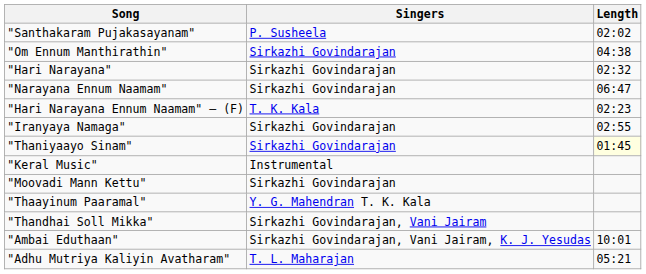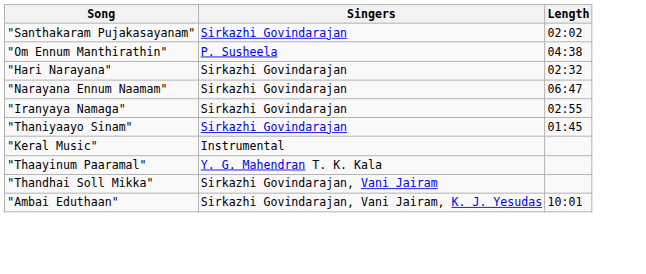(288, 33) P. Susheela -> (274, 33) Sirkazhi Govindarajan
(323, 52) Sirkazhi Govindarajan -> (239, 52) P. Susheela
- row: (126, 108)
(614, 146) lightyellow background -> (565, 127) no background
- row: (77, 184)
- row: (119, 259)
